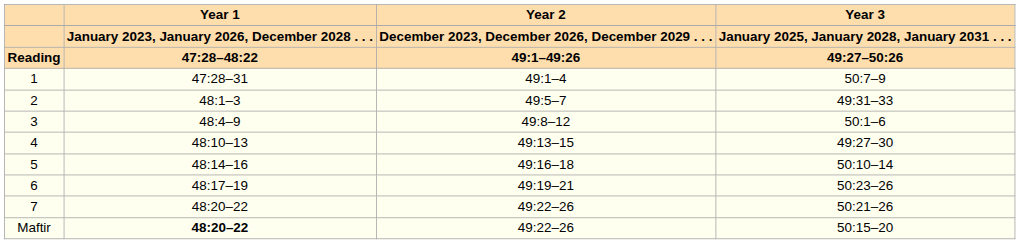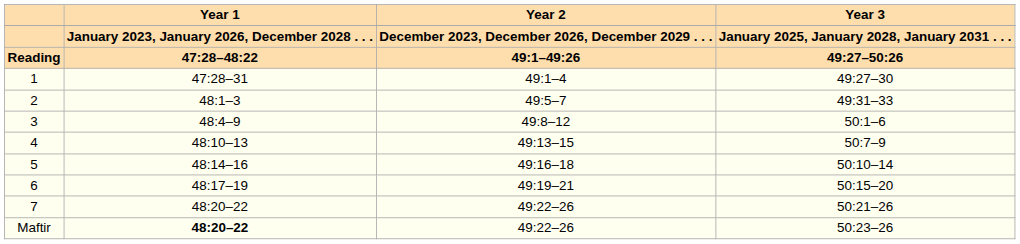(865, 79) 50:7–9 -> (865, 79) 49:27–30
(865, 143) 49:27–30 -> (865, 143) 50:7–9
(865, 185) 50:23–26 -> (865, 185) 50:15–20
(865, 228) 50:15–20 -> (865, 228) 50:23–26
